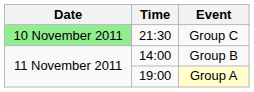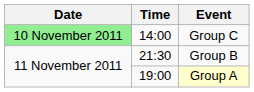(155, 35) 21:30 -> (155, 35) 14:00
(155, 55) 14:00 -> (155, 55) 21:30
